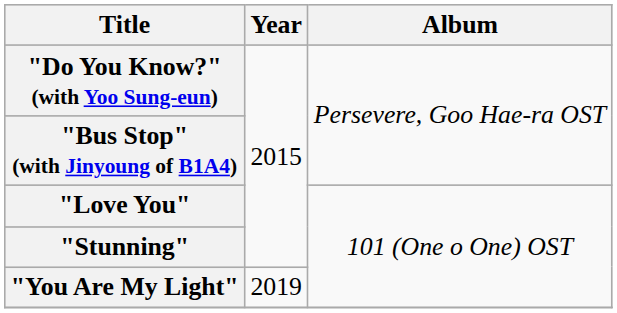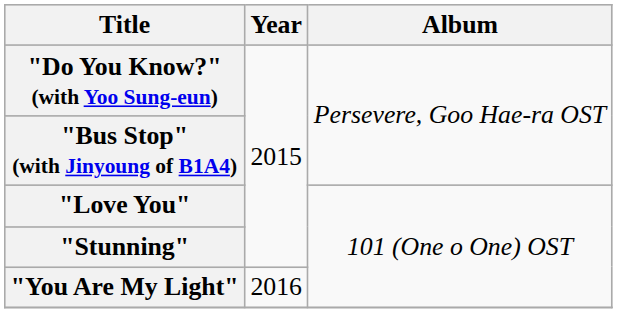(276, 287) 2019 -> (276, 287) 2016
